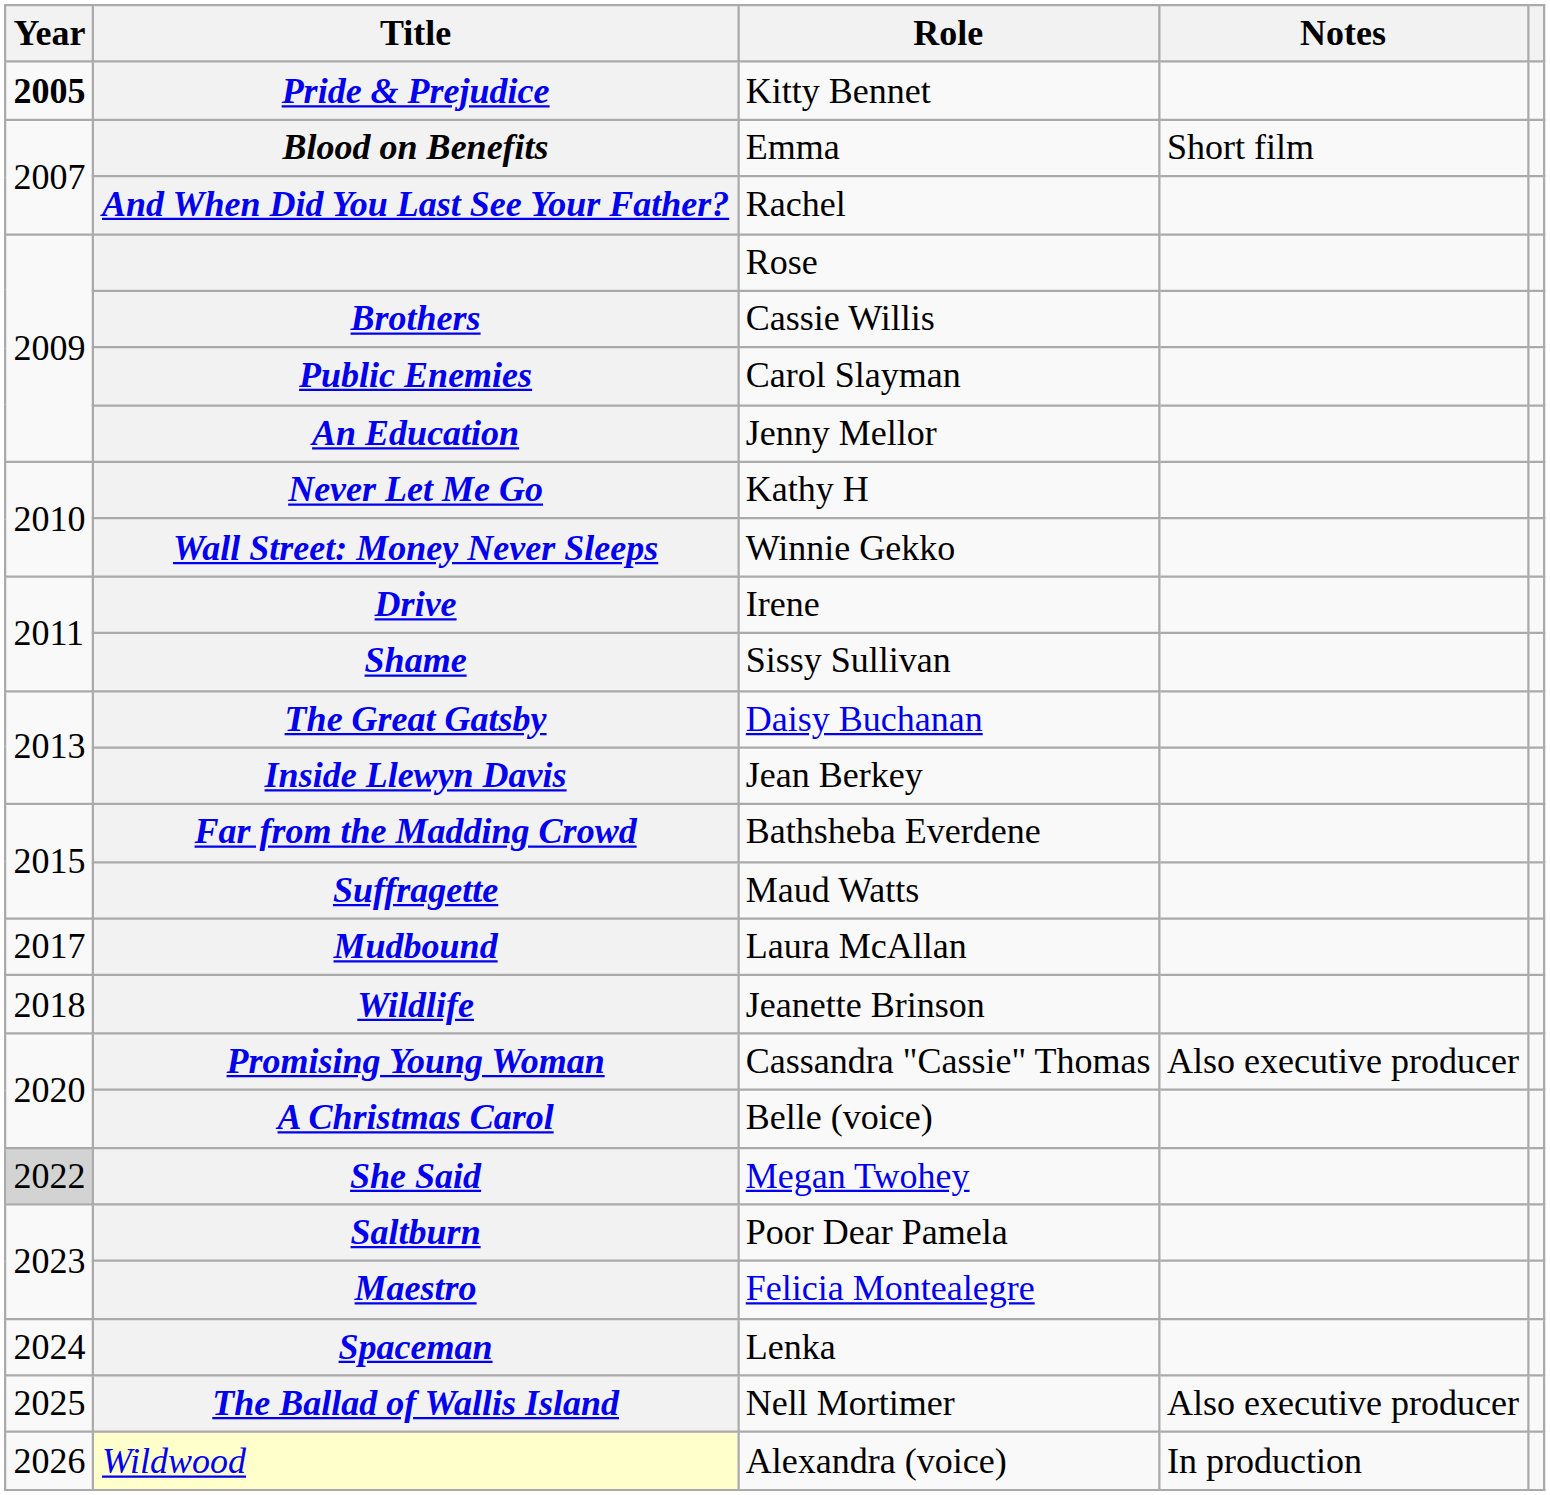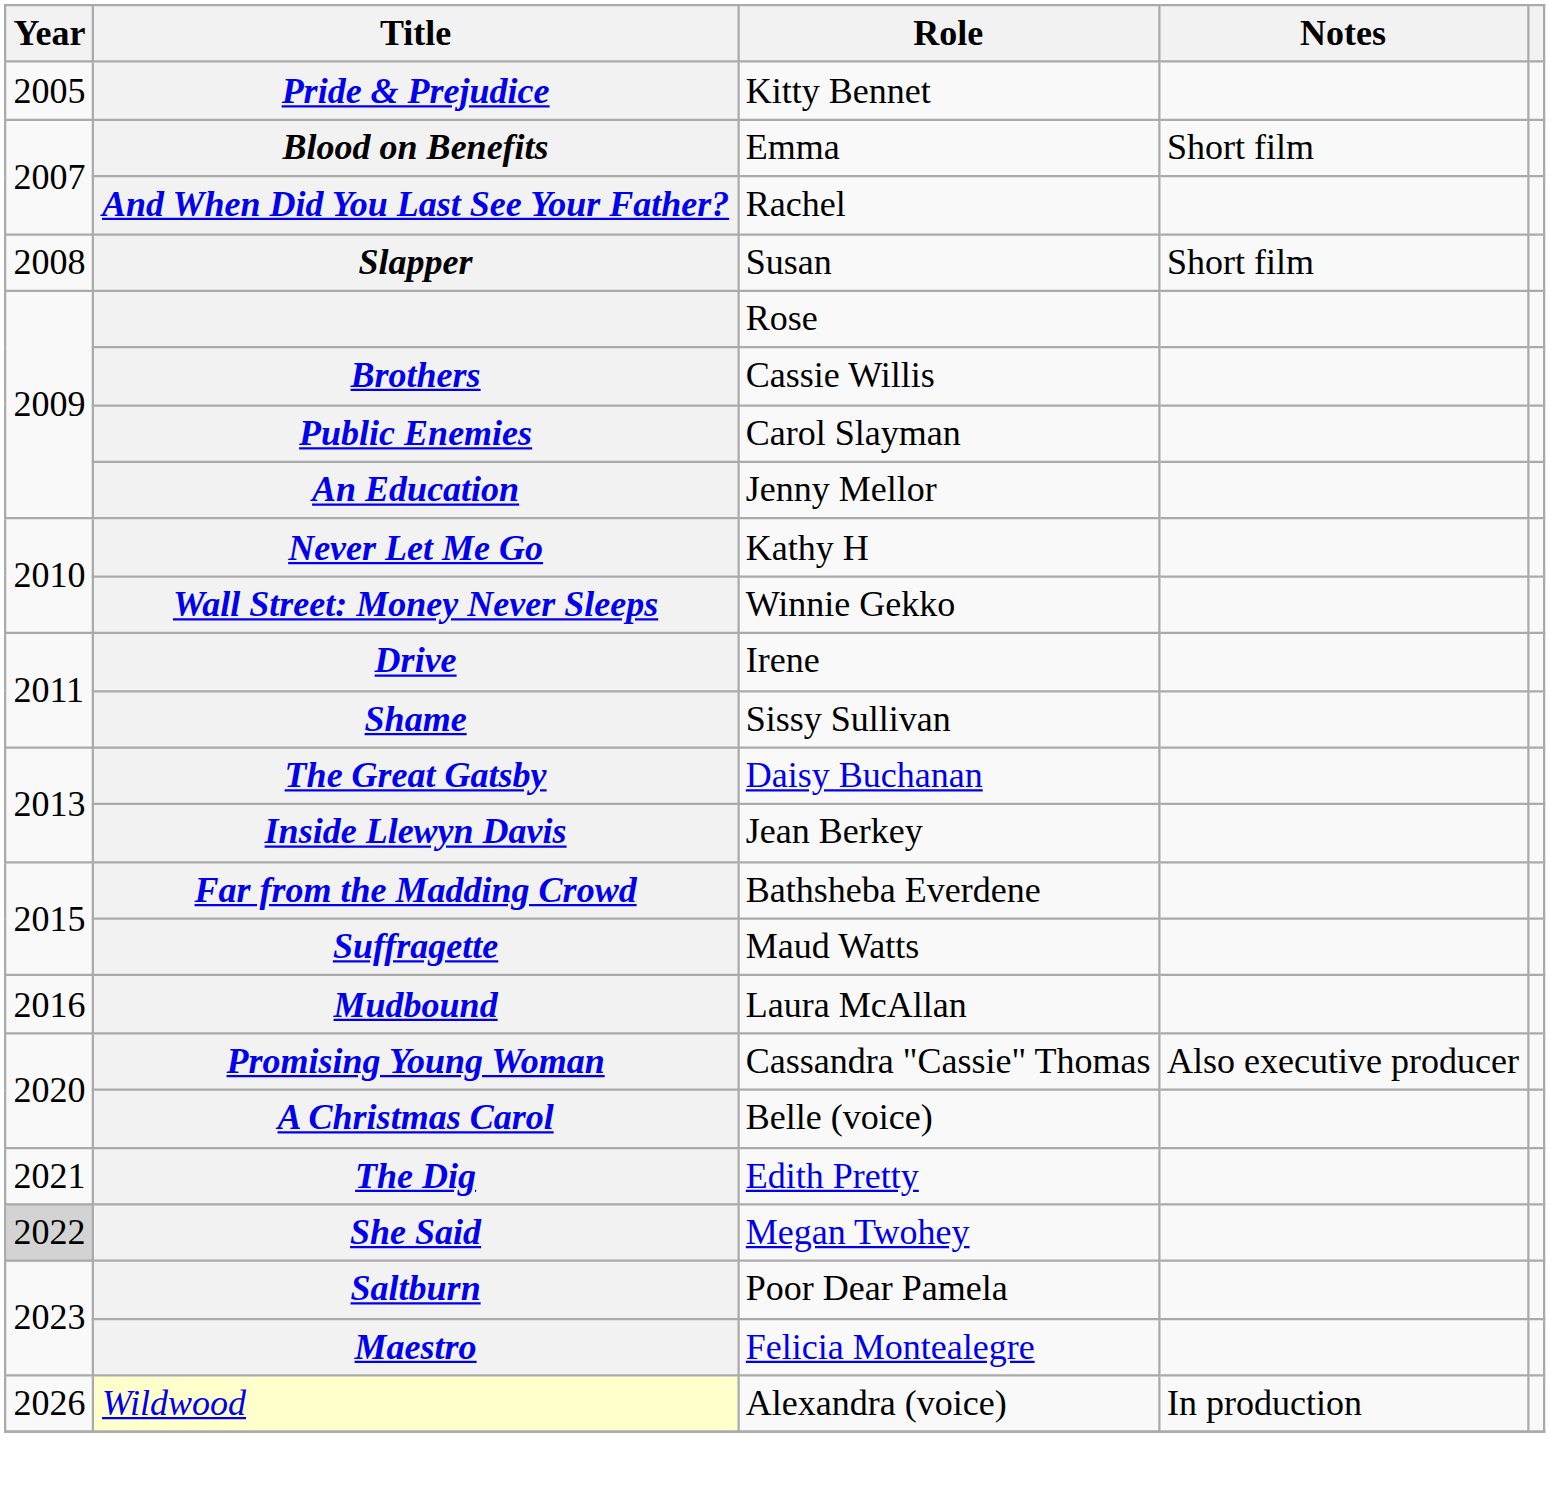(49, 90) bold -> (49, 90) normal
+ row: (416, 261)
(49, 946) 2017 -> (49, 1003) 2016
- row: (416, 1003)
+ row: (416, 1174)
- row: (416, 1346)
- row: (416, 1403)
